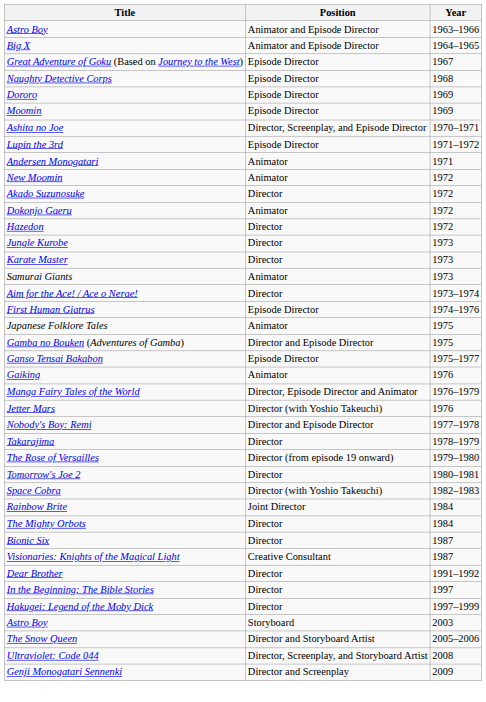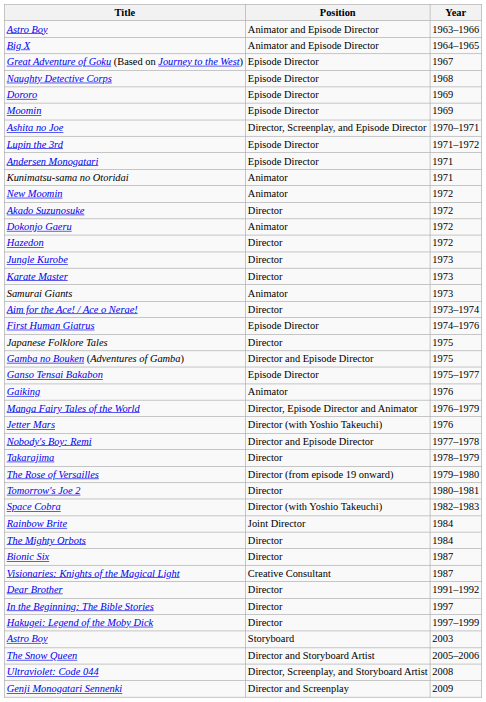(268, 161) Animator -> (283, 161) Episode Director
+ row: (68, 177)
(268, 326) Animator -> (265, 342) Director
